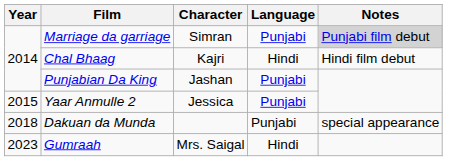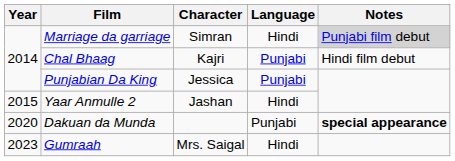(283, 36) Punjabi -> (283, 36) Hindi
(283, 58) Hindi -> (283, 58) Punjabi
(211, 79) Jashan -> (211, 79) Jessica
(211, 101) Jessica -> (211, 101) Jashan
(283, 101) Punjabi -> (283, 101) Hindi
(23, 123) 2018 -> (23, 123) 2020
(380, 123) normal -> (384, 123) bold
